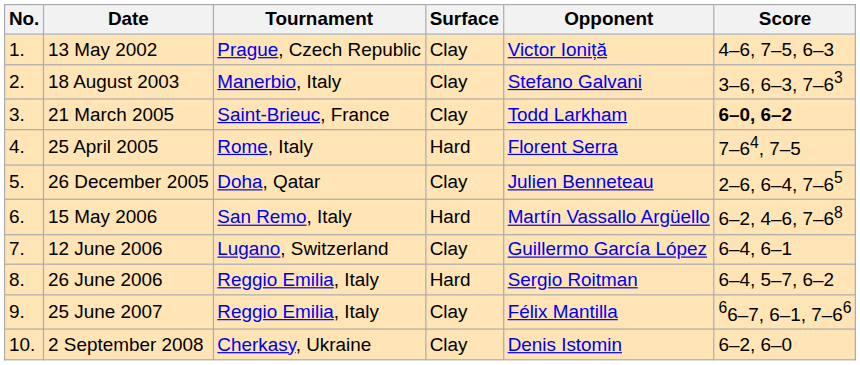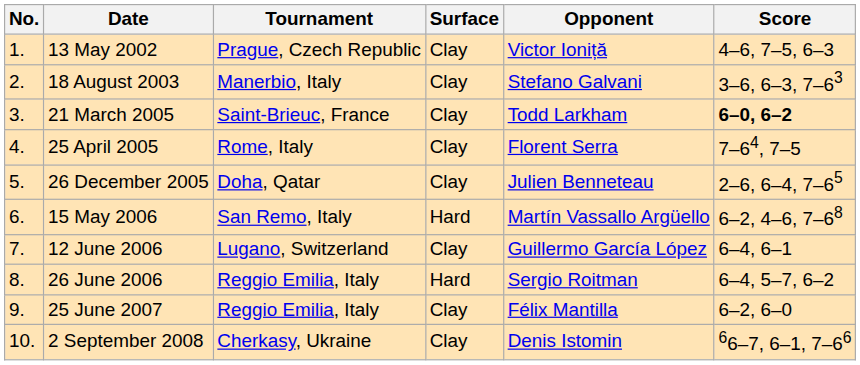(450, 146) Hard -> (449, 146) Clay
(785, 311) 66–7, 6–1, 7–66 -> (755, 309) 6–2, 6–0
(755, 344) 6–2, 6–0 -> (785, 341) 66–7, 6–1, 7–66
